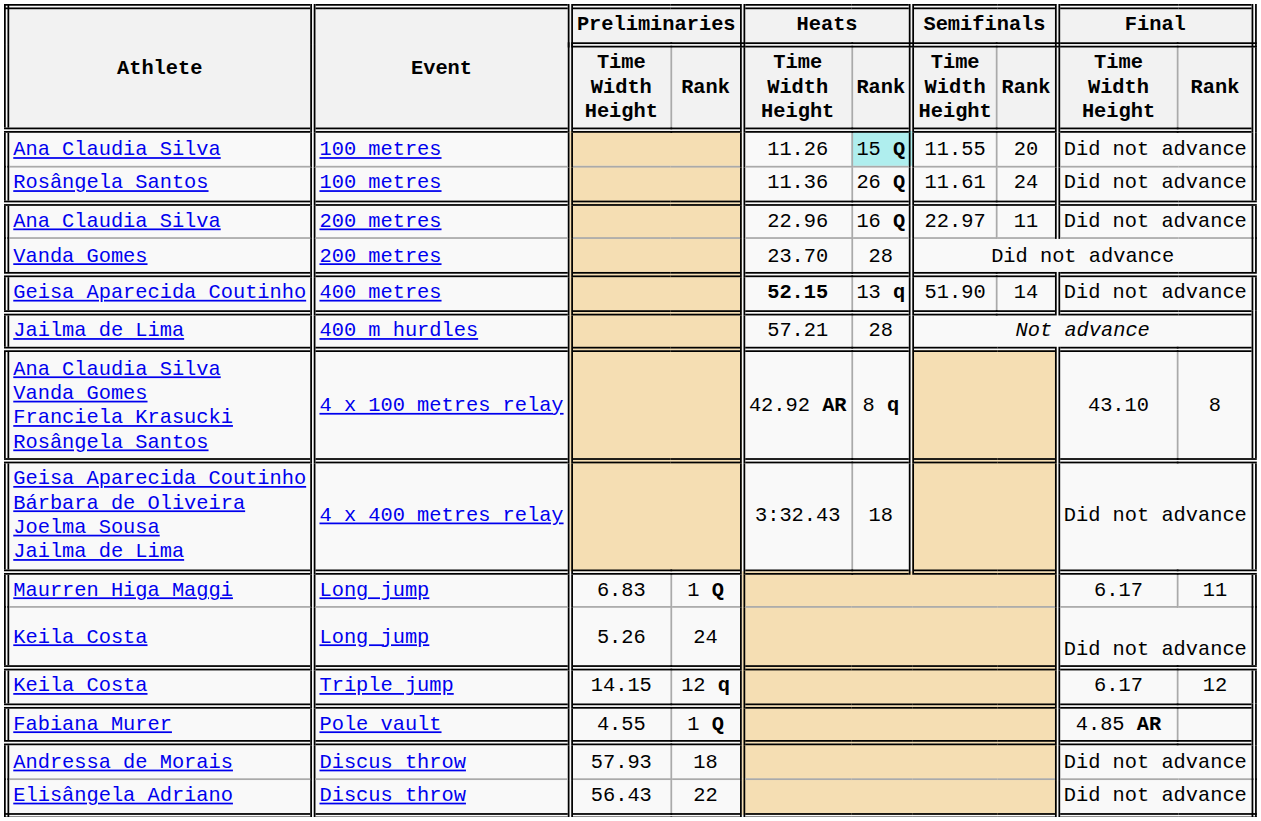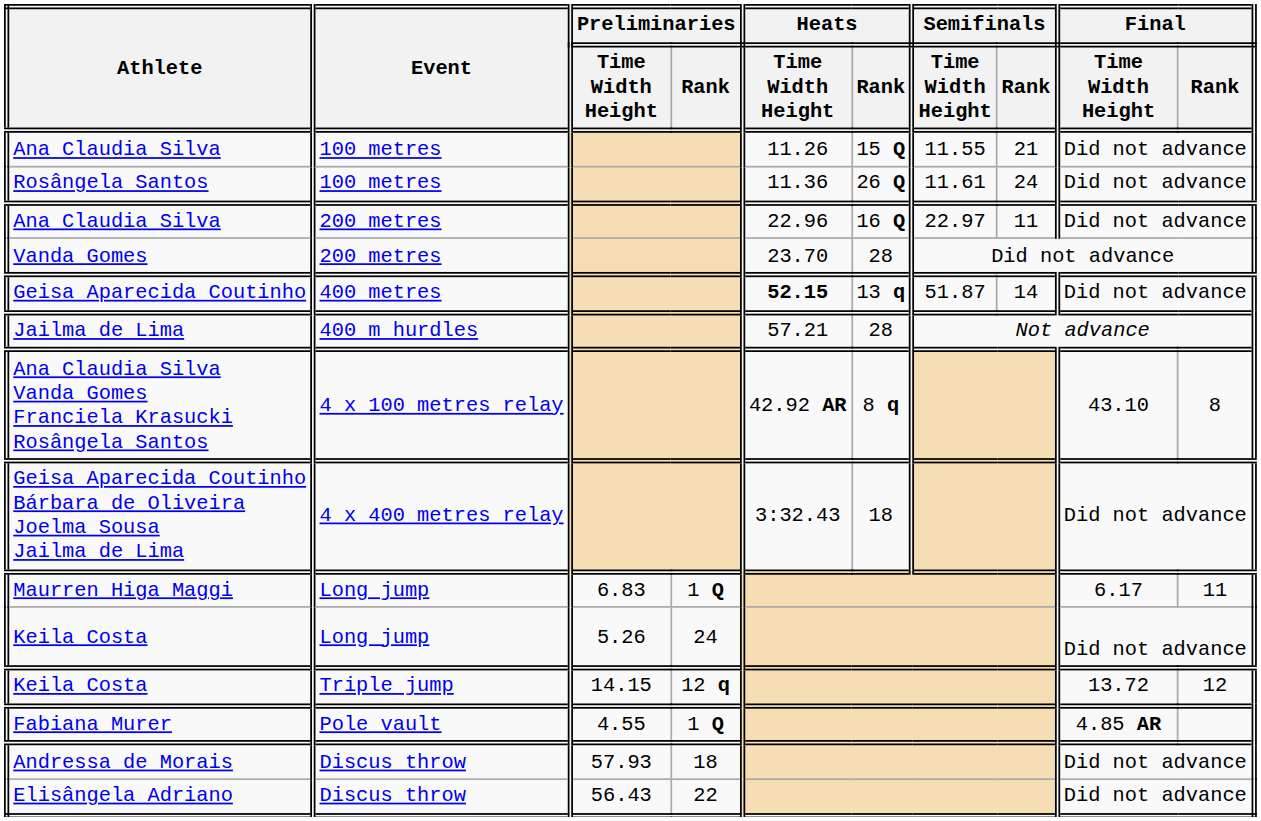(881, 149) paleturquoise background -> (881, 149) no background
(1026, 149) 20 -> (1026, 149) 21
(955, 293) 51.90 -> (955, 293) 51.87
(1118, 686) 6.17 -> (1118, 686) 13.72
